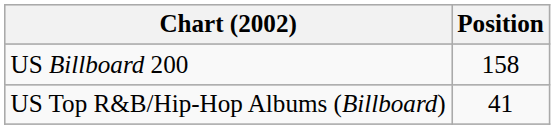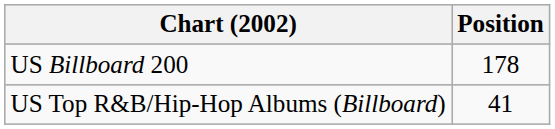(501, 64) 158 -> (501, 64) 178
